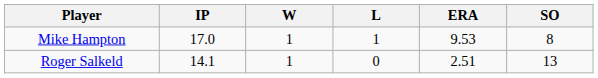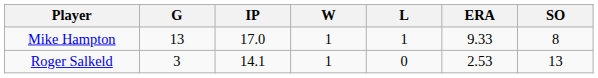+ column: (177, 15)
(463, 38) 9.53 -> (480, 38) 9.33
(463, 61) 2.51 -> (480, 61) 2.53
